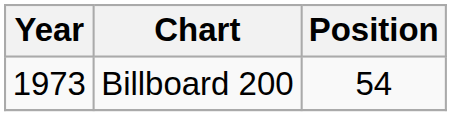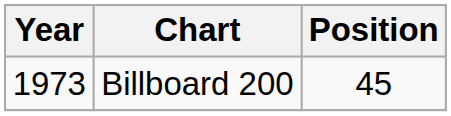(374, 82) 54 -> (374, 82) 45
